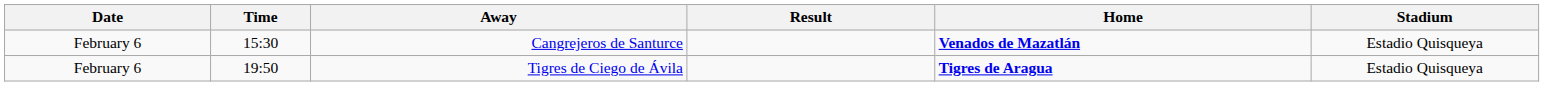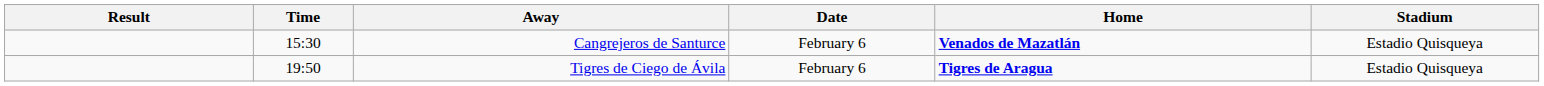columns swapped: (108, 17) <-> (811, 17)
